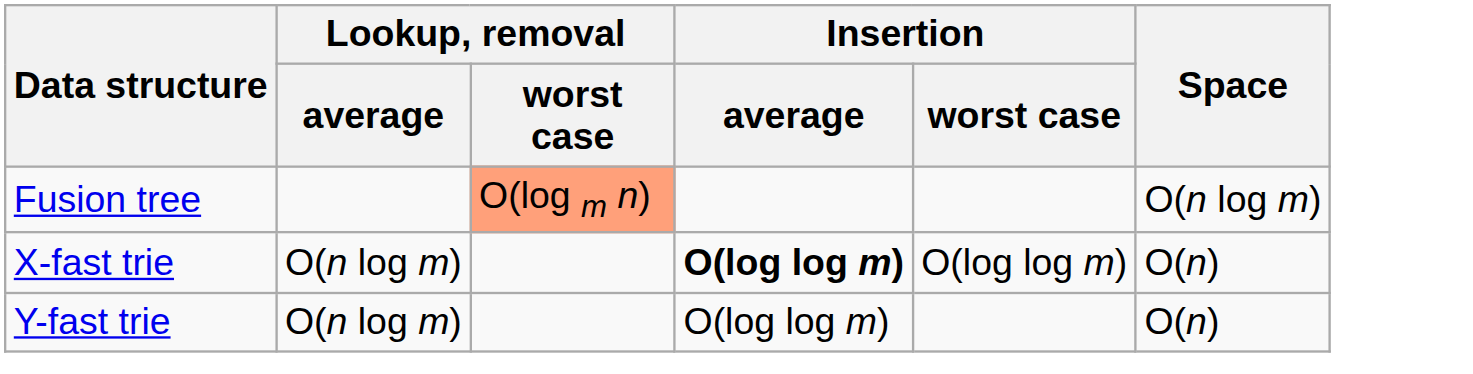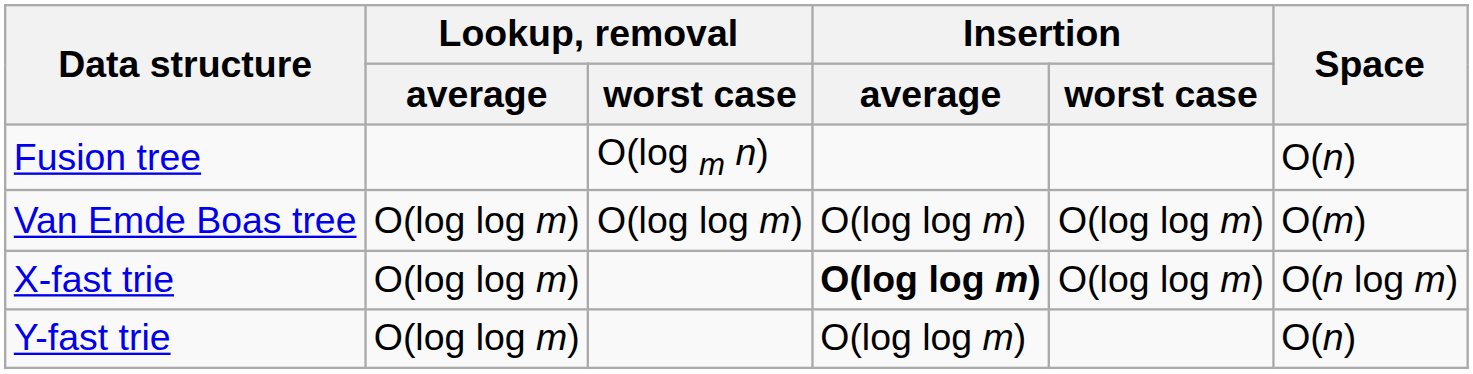(565, 199) lightsalmon background -> (683, 157) no background
(1233, 198) O(n log m) -> (1319, 156) O(n)
+ row: (185, 219)
(373, 261) O(n log m) -> (477, 279) O(log log m)
(1182, 261) O(n) -> (1370, 279) O(n log m)
(373, 321) O(n log m) -> (477, 338) O(log log m)
